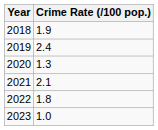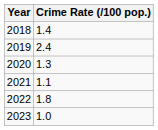(44, 30) 1.9 -> (44, 30) 1.4
(44, 82) 2.1 -> (44, 82) 1.1
